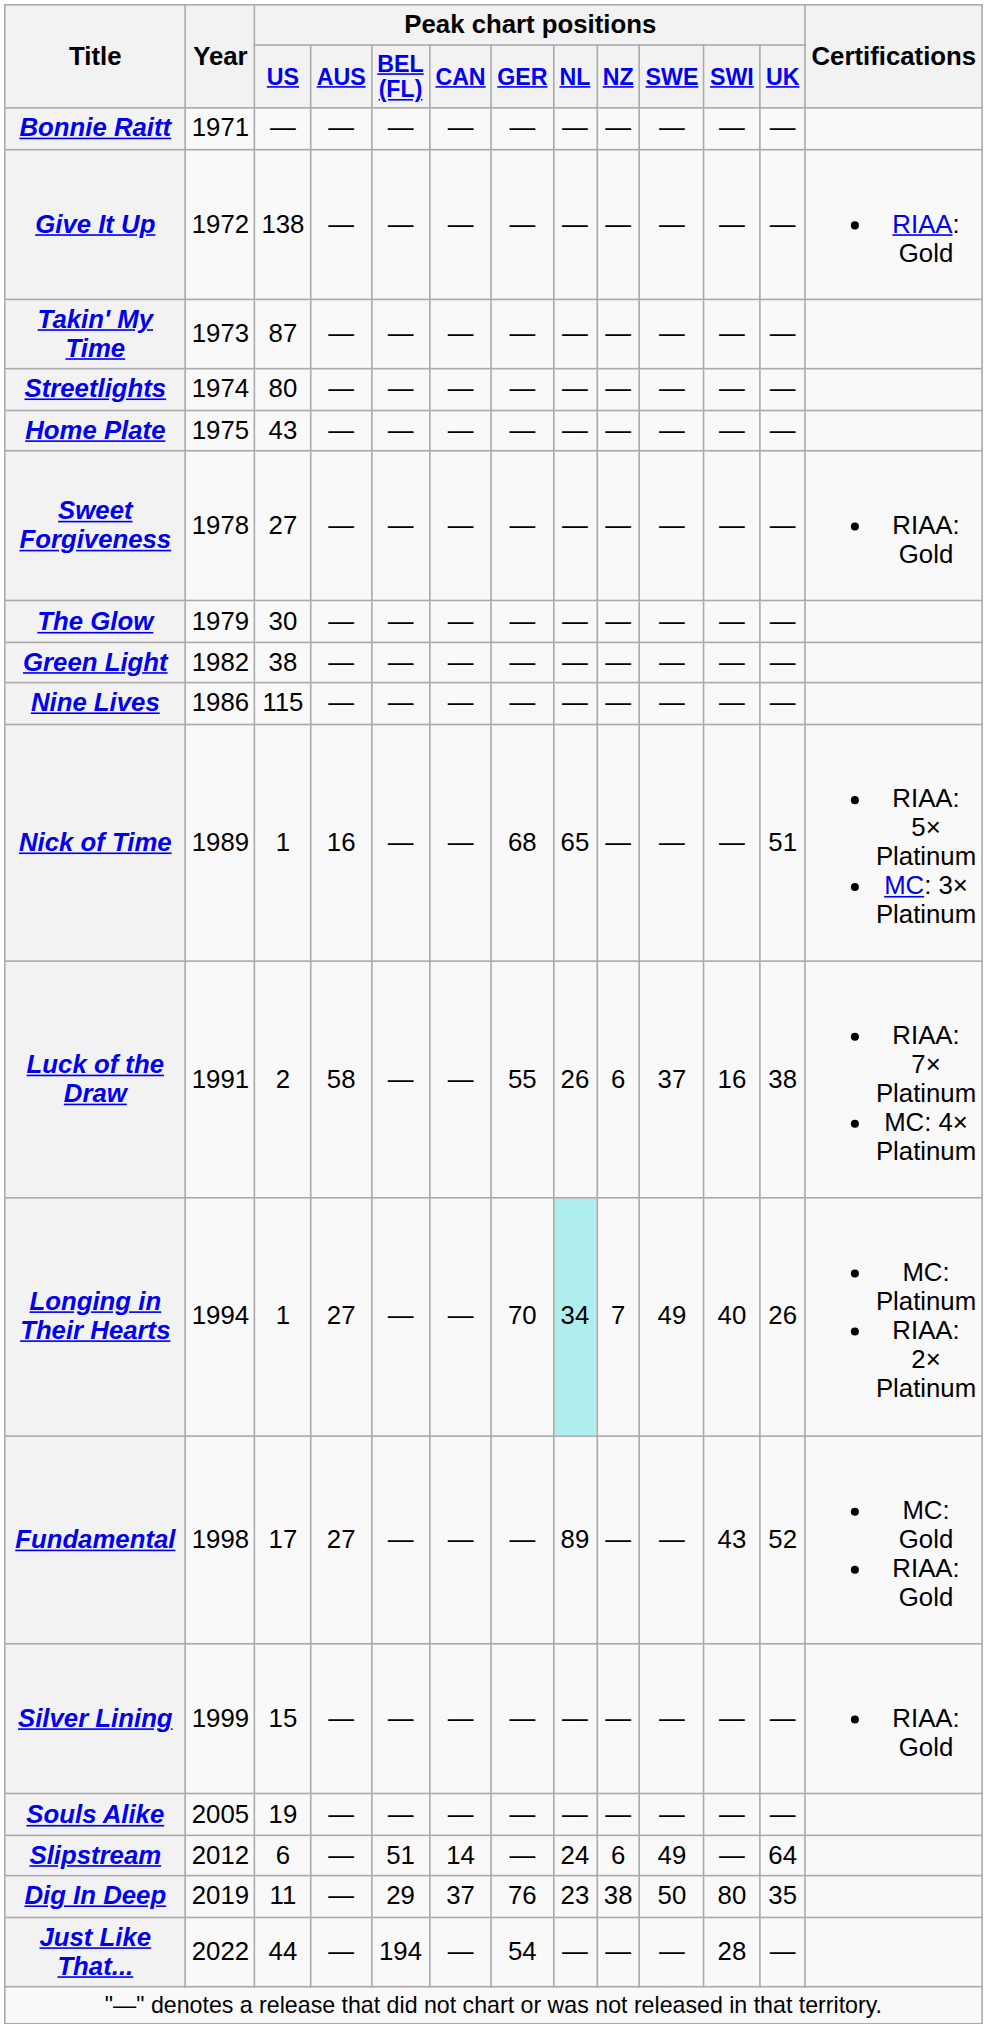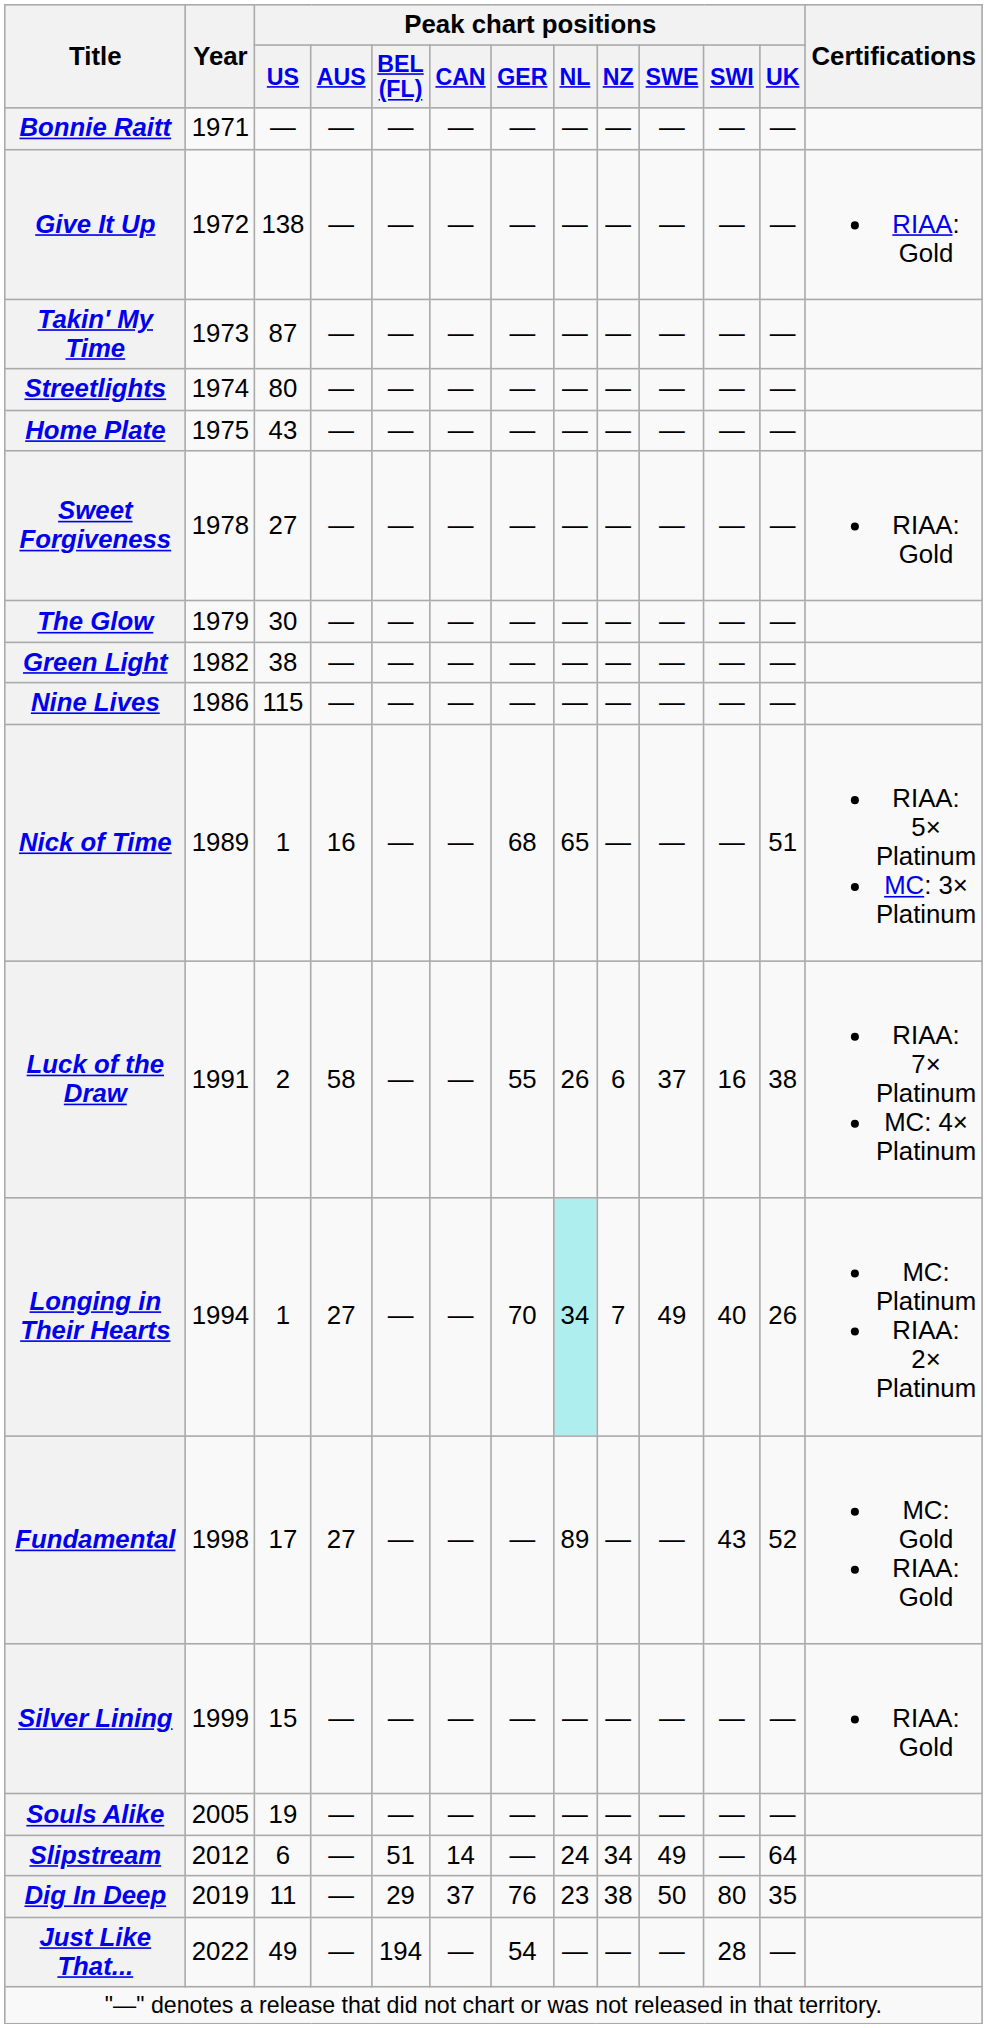(618, 1855) 6 -> (618, 1855) 34
(283, 1951) 44 -> (283, 1951) 49
